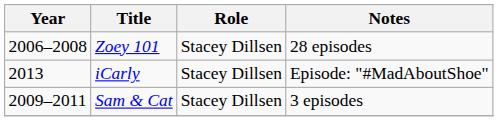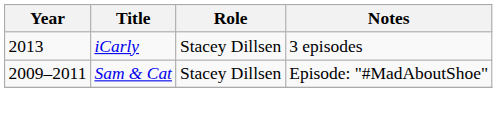- row: (127, 45)
(389, 73) Episode: "#MadAboutShoe" -> (326, 45) 3 episodes
(326, 101) 3 episodes -> (389, 73) Episode: "#MadAboutShoe"
